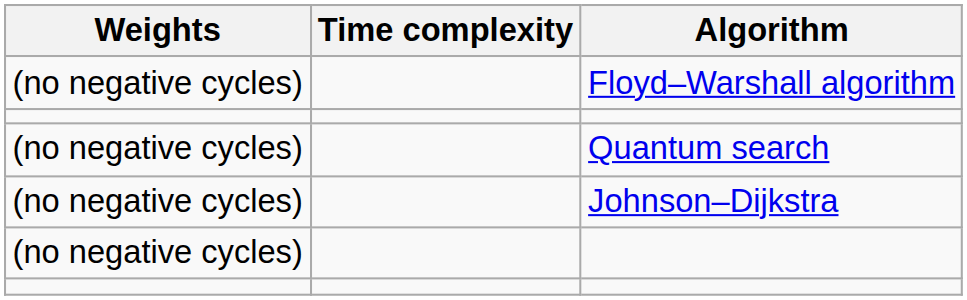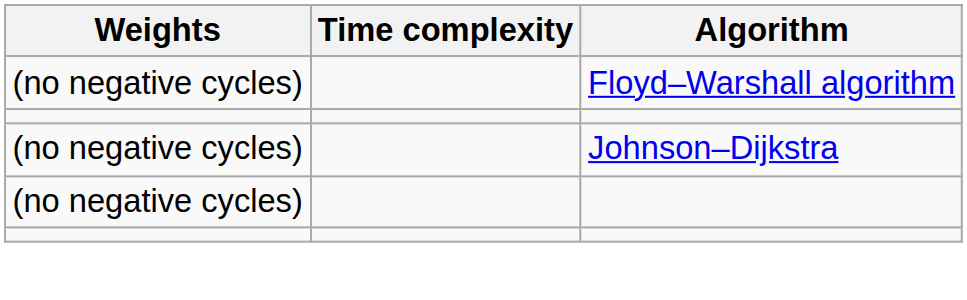- row: (158, 148)
